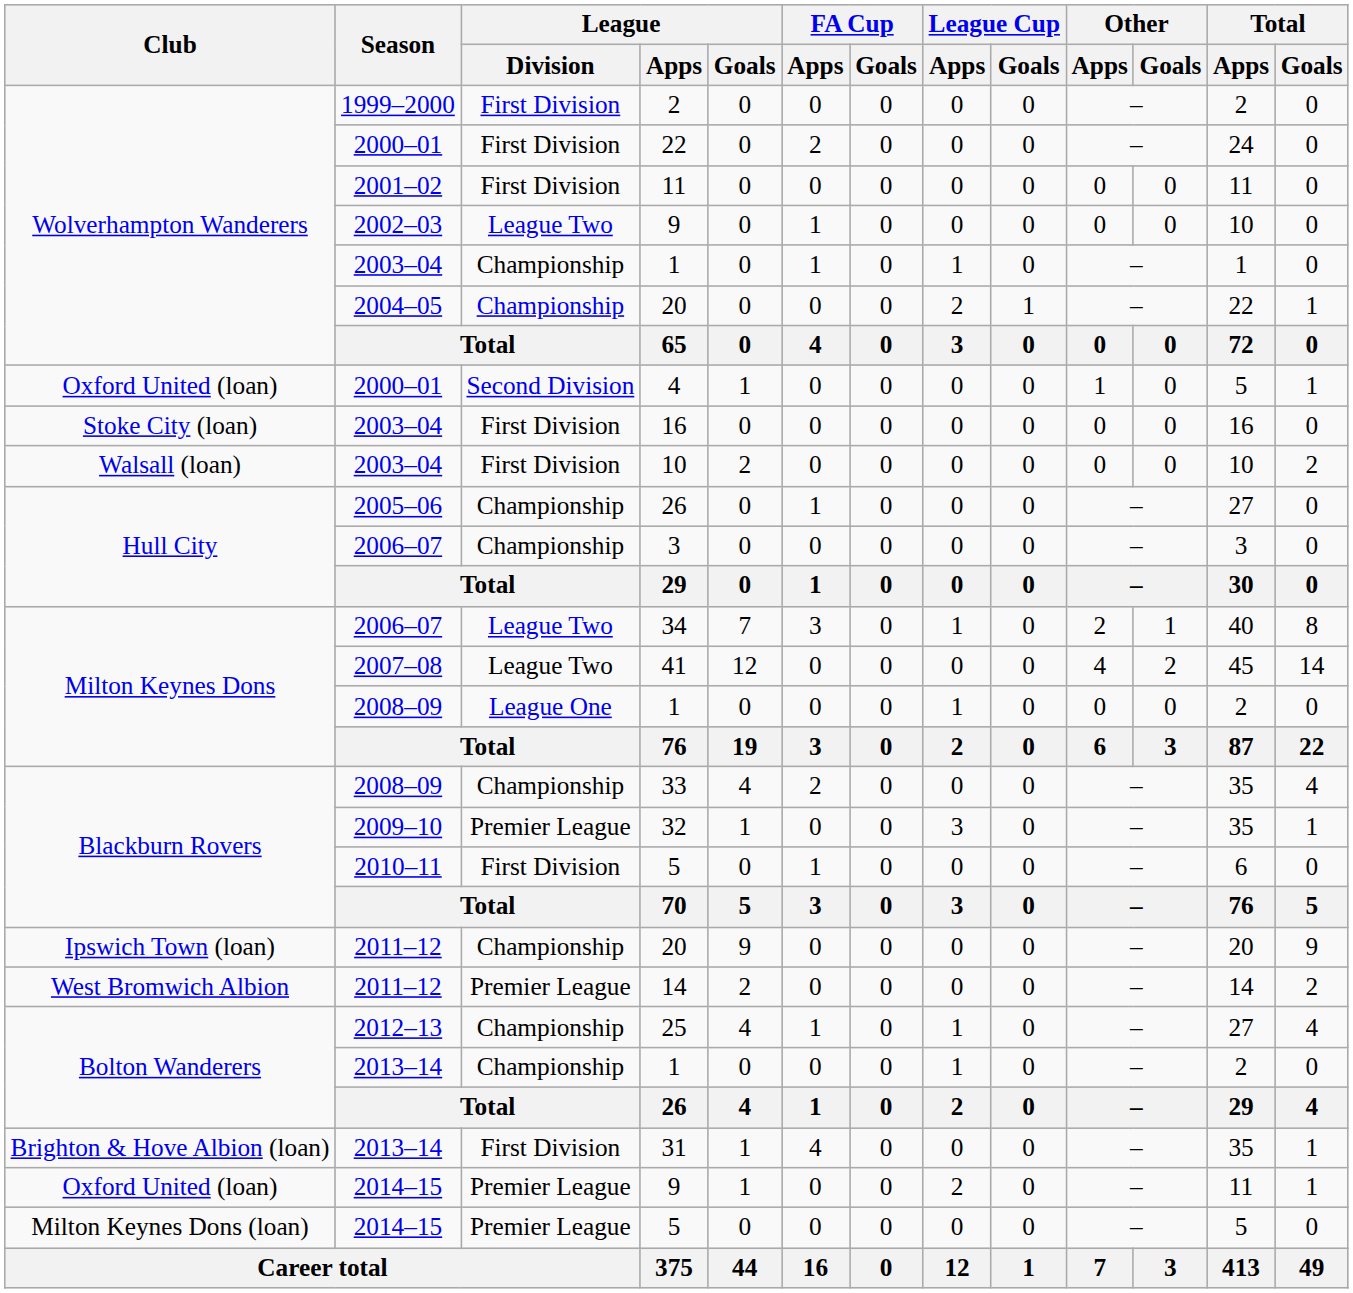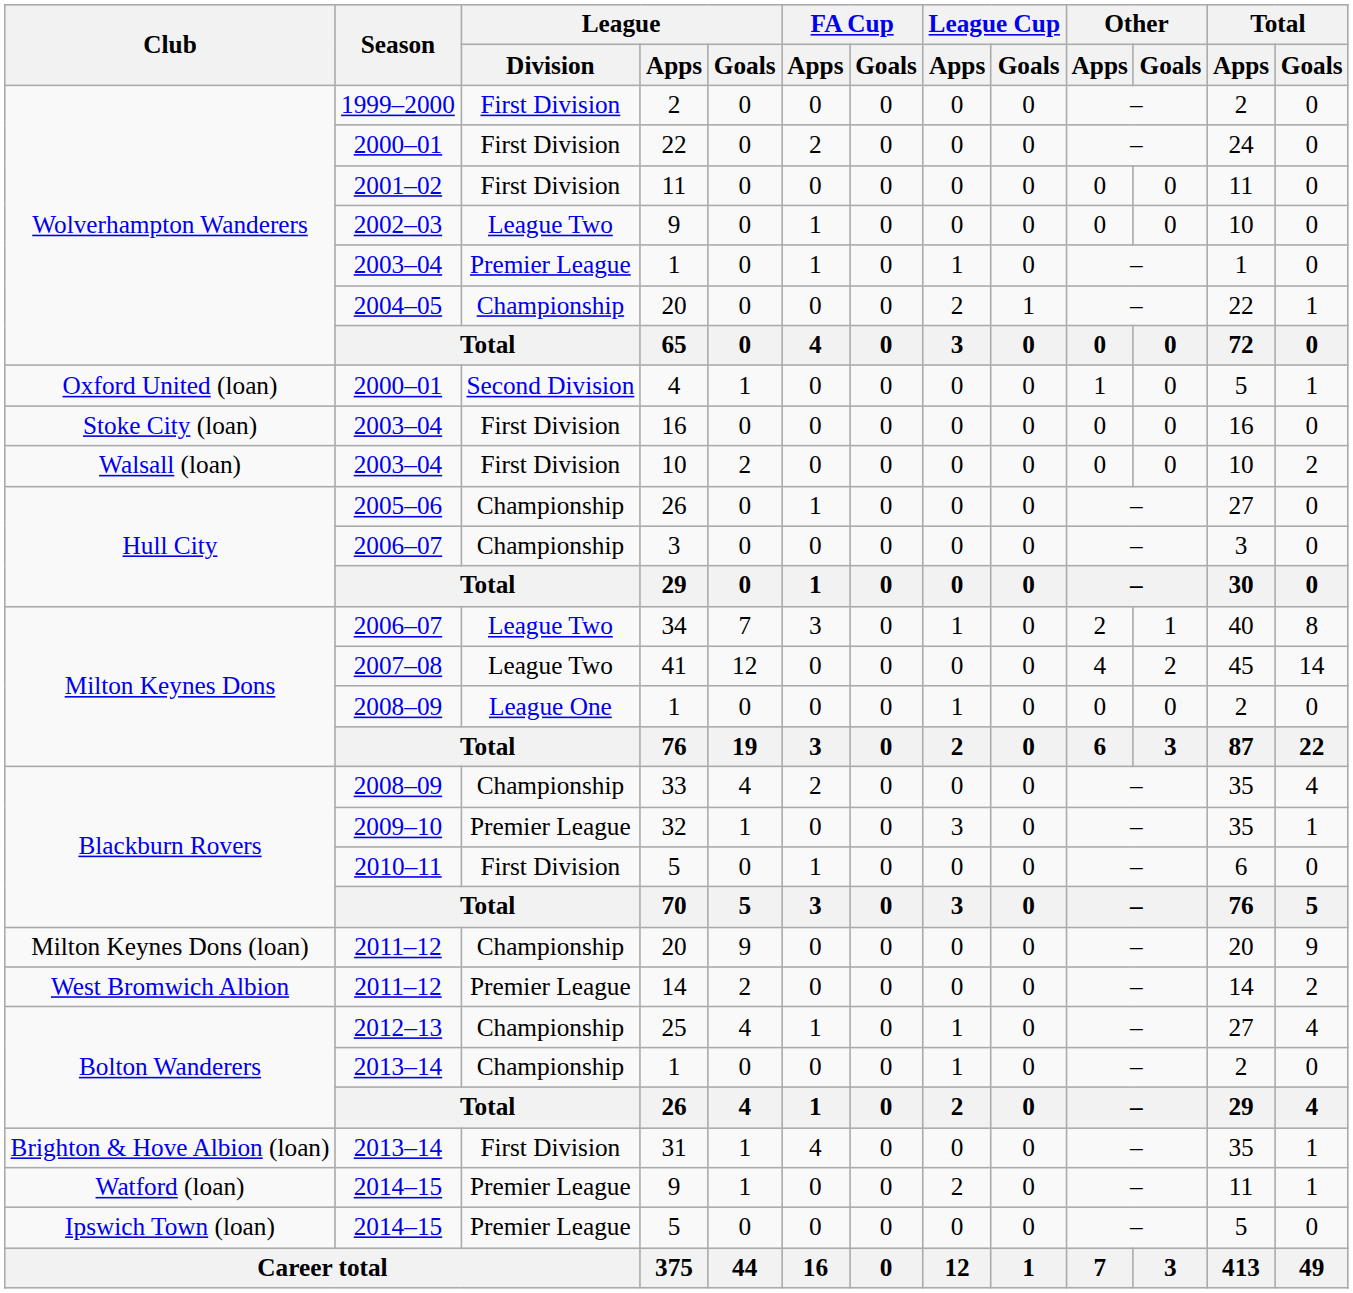(550, 265) Championship -> (550, 265) Premier League
(170, 946) Ipswich Town (loan) -> (170, 946) Milton Keynes Dons (loan)
(170, 1187) Oxford United (loan) -> (170, 1187) Watford (loan)
(170, 1227) Milton Keynes Dons (loan) -> (170, 1227) Ipswich Town (loan)
